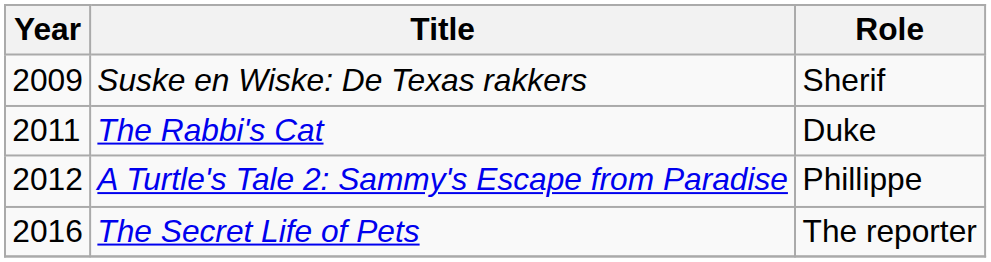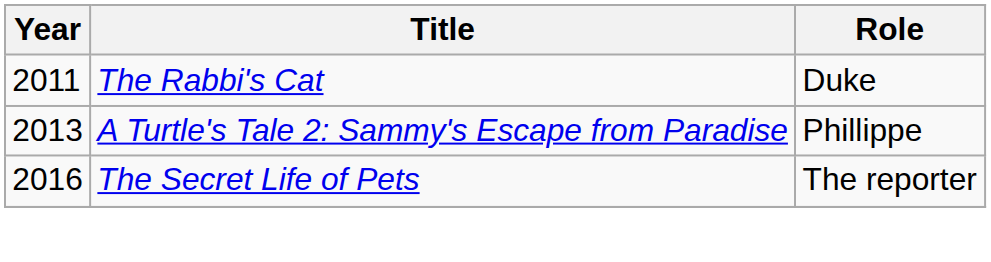- row: (342, 79)
(48, 180) 2012 -> (48, 130) 2013
